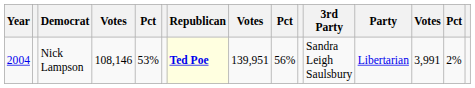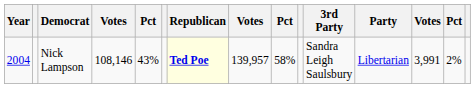(148, 60) 53% -> (148, 60) 43%
(250, 60) 139,951 -> (250, 60) 139,957
(285, 60) 56% -> (285, 60) 58%
